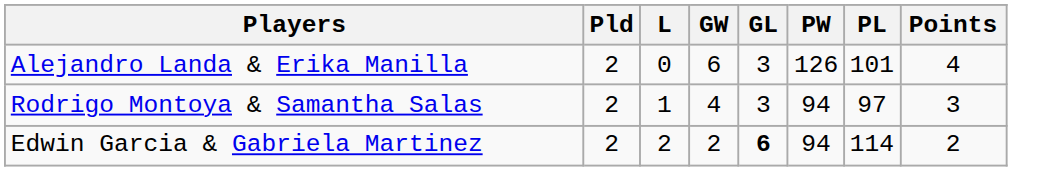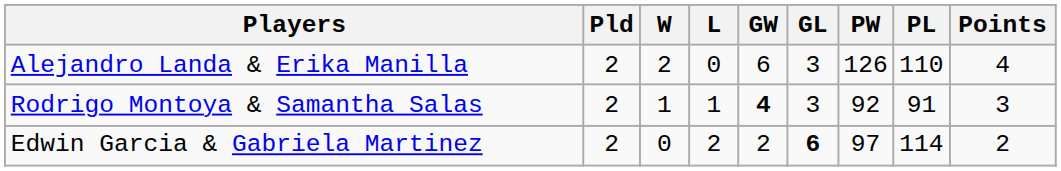+ column: (664, 25)
(872, 65) 101 -> (921, 65) 110
(714, 105) normal -> (763, 105) bold
(816, 105) 94 -> (866, 105) 92
(872, 105) 97 -> (921, 105) 91
(816, 145) 94 -> (866, 145) 97
